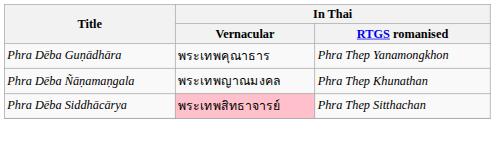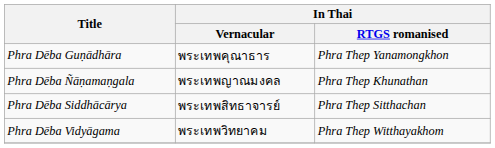(229, 106) pink background -> (229, 106) no background
+ row: (64, 130)
